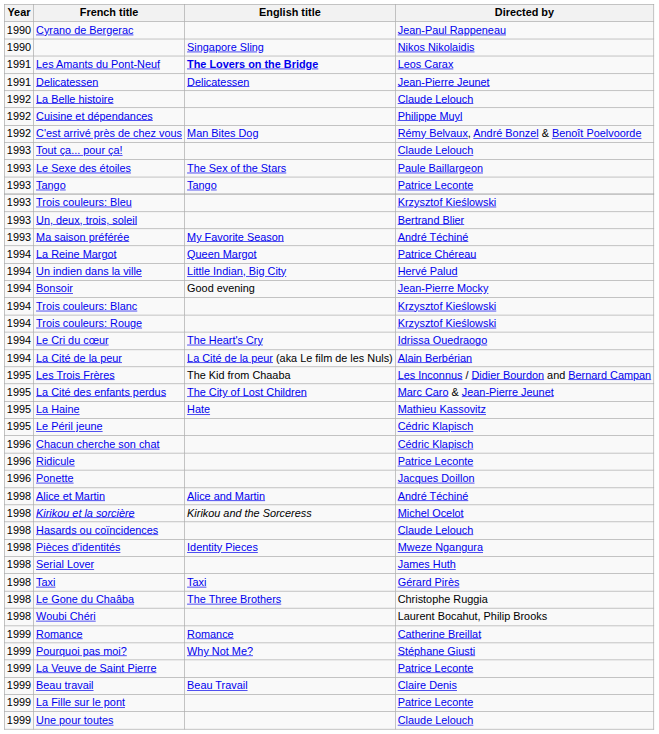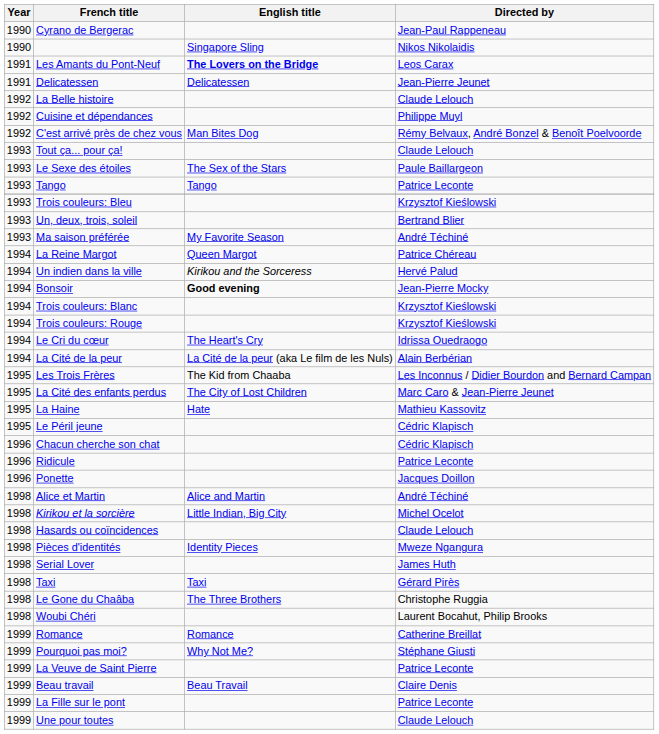(237, 271) Little Indian, Big City -> (249, 271) Kirikou and the Sorceress
(221, 289) normal -> (223, 289) bold
(249, 513) Kirikou and the Sorceress -> (237, 513) Little Indian, Big City
